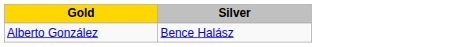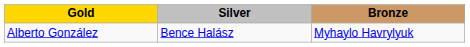+ column: (388, 13)
